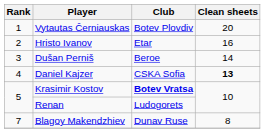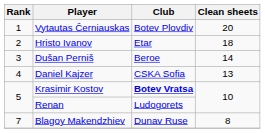(228, 43) 16 -> (228, 43) 18
(228, 74) bold -> (228, 74) normal
